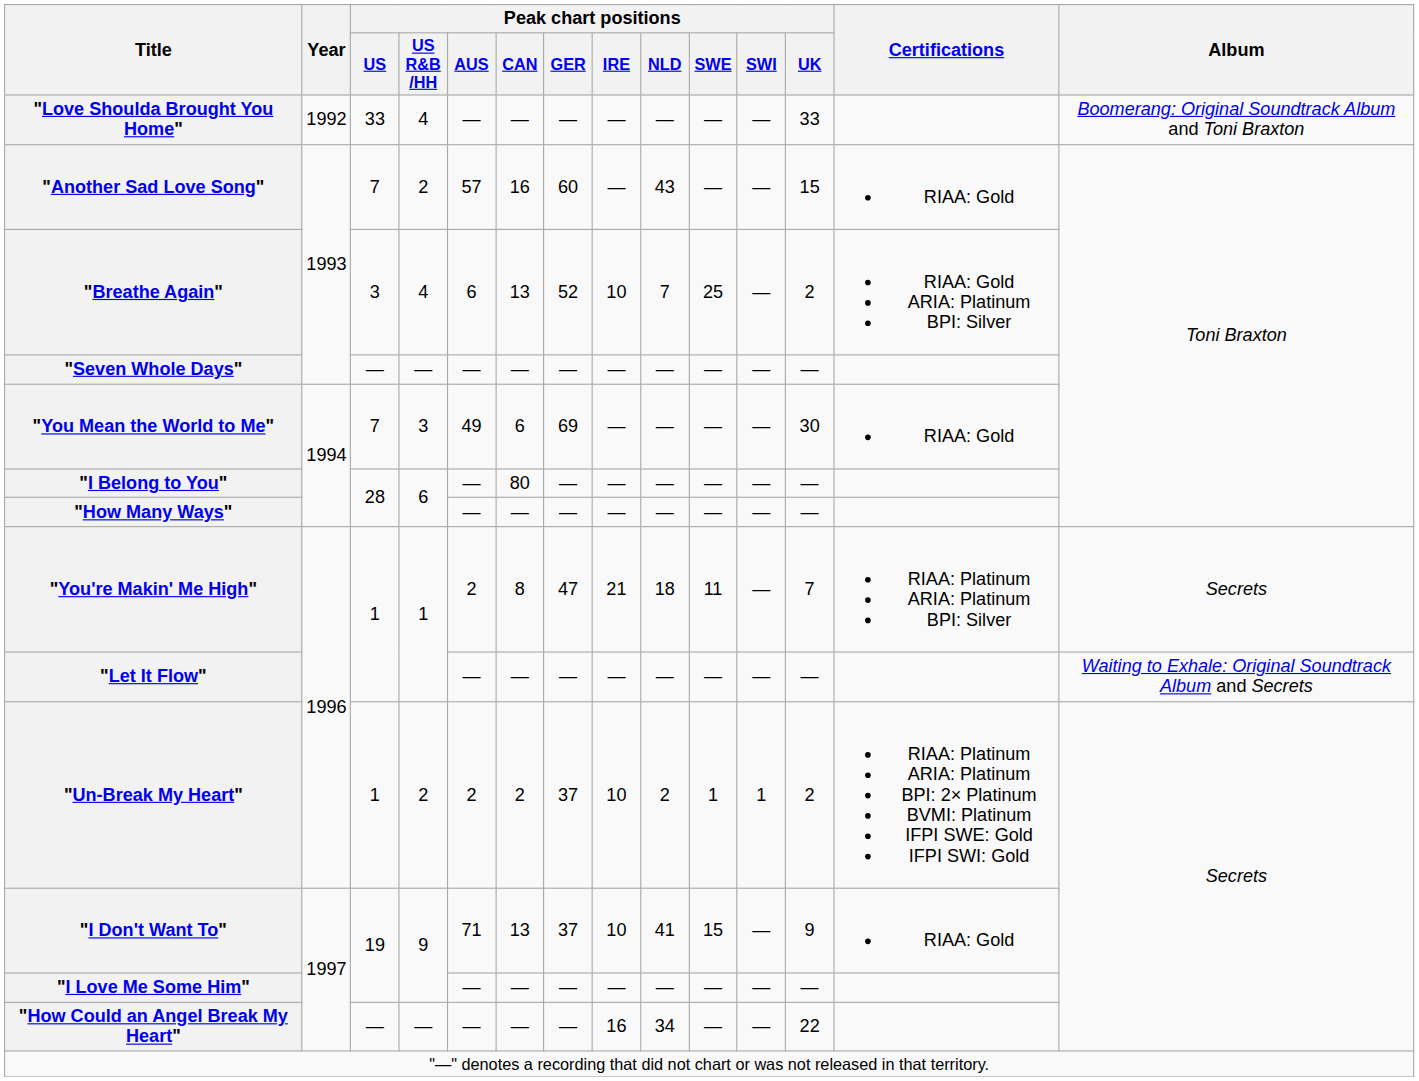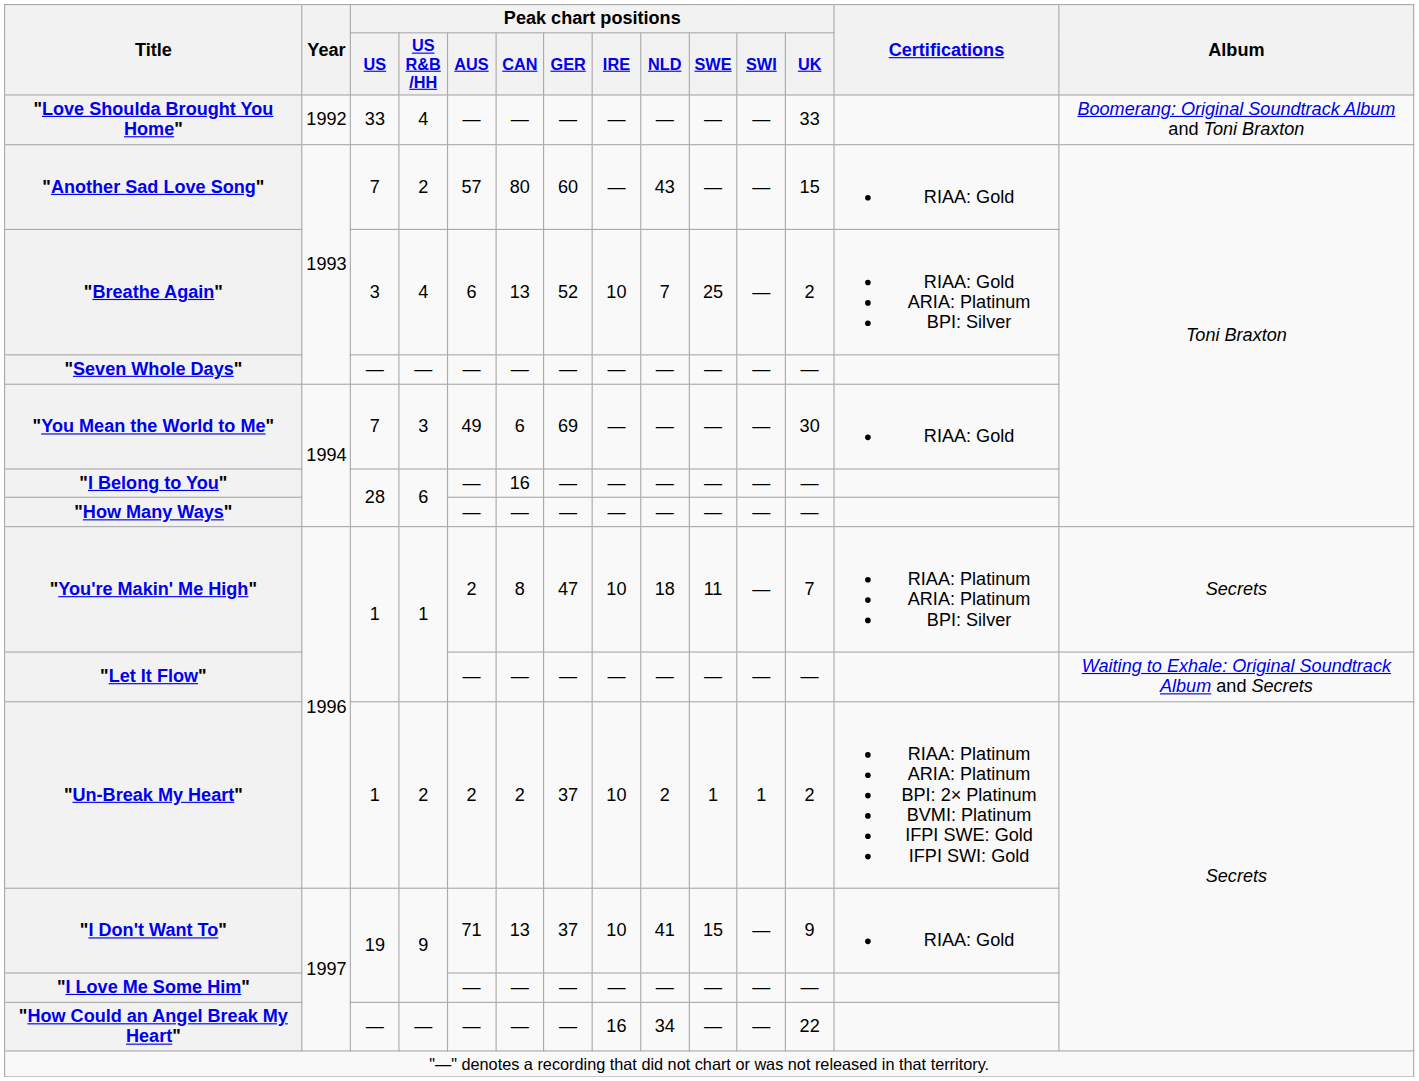(520, 186) 16 -> (520, 186) 80
(520, 483) 80 -> (520, 483) 16
(616, 589) 21 -> (616, 589) 10
